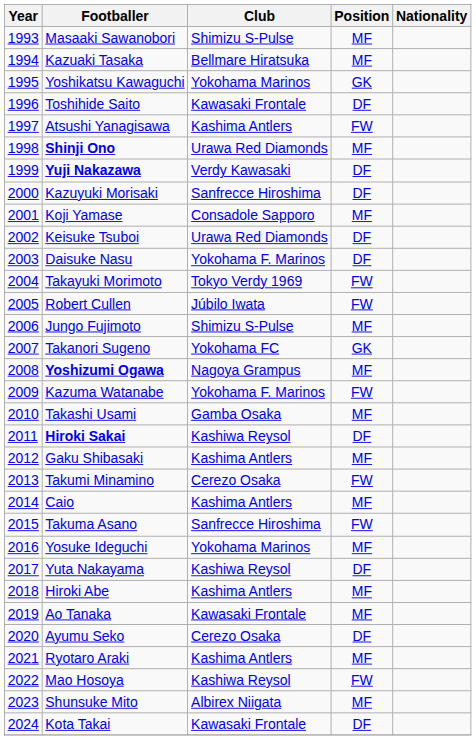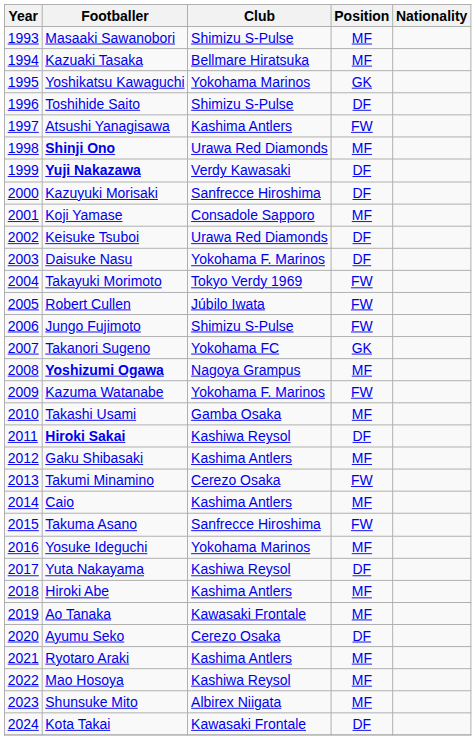(249, 104) Kawasaki Frontale -> (242, 104) Shimizu S-Pulse
(362, 326) MF -> (362, 326) FW
(362, 680) FW -> (362, 680) MF
